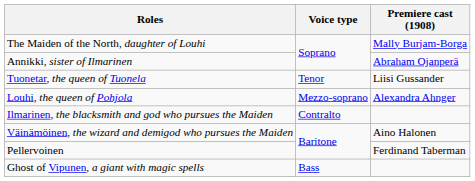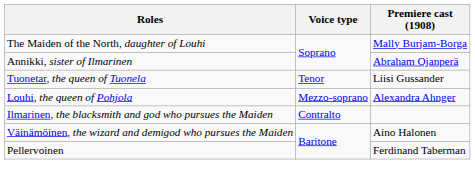- row: (105, 168)
